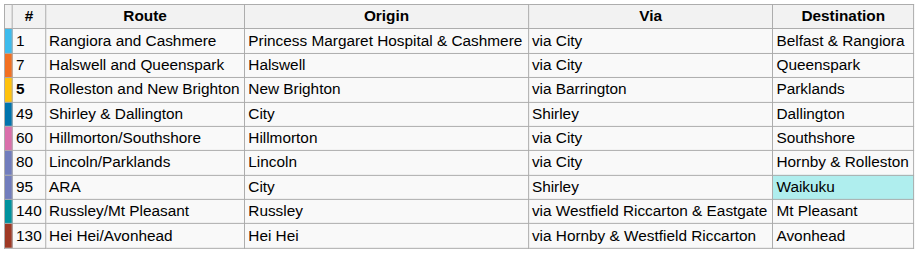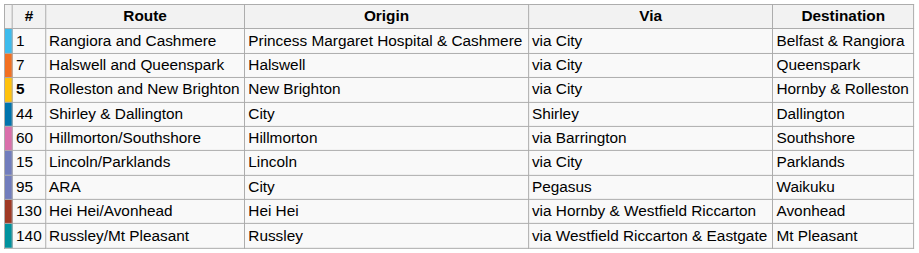(579, 89) via Barrington -> (557, 89) via City
(811, 89) Parklands -> (843, 89) Hornby & Rolleston
(25, 114) 49 -> (25, 114) 44
(557, 138) via City -> (579, 138) via Barrington
(25, 162) 80 -> (25, 162) 15
(843, 162) Hornby & Rolleston -> (811, 162) Parklands
(555, 187) Shirley -> (562, 187) Pegasus
(806, 187) paleturquoise background -> (806, 187) no background
rows swapped: (111, 235) <-> (119, 211)
